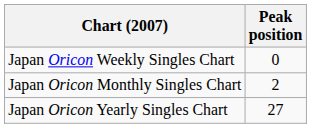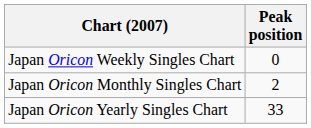(275, 110) 27 -> (275, 110) 33
